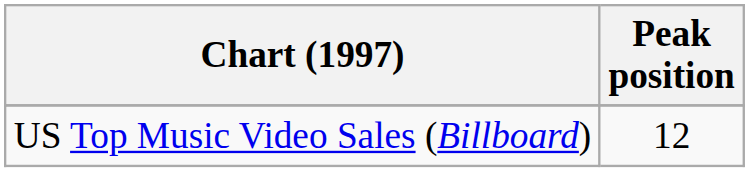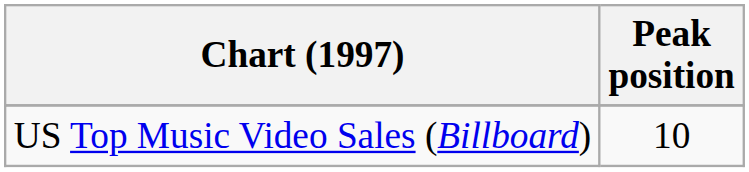(672, 135) 12 -> (672, 135) 10
